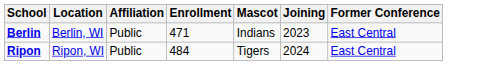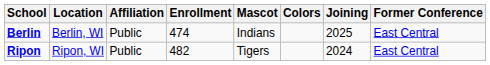+ column: (302, 13)
(179, 32) 471 -> (179, 32) 474
(296, 32) 2023 -> (339, 32) 2025
(179, 51) 484 -> (179, 51) 482
